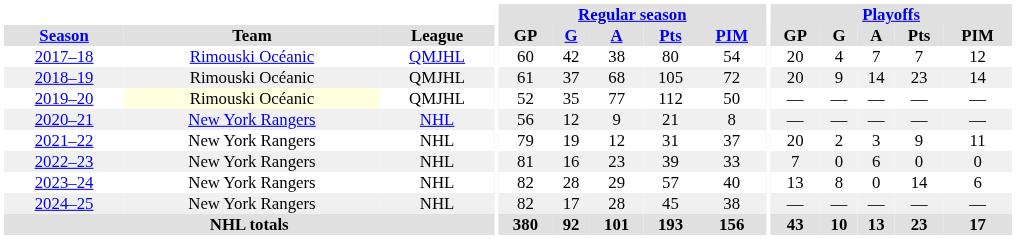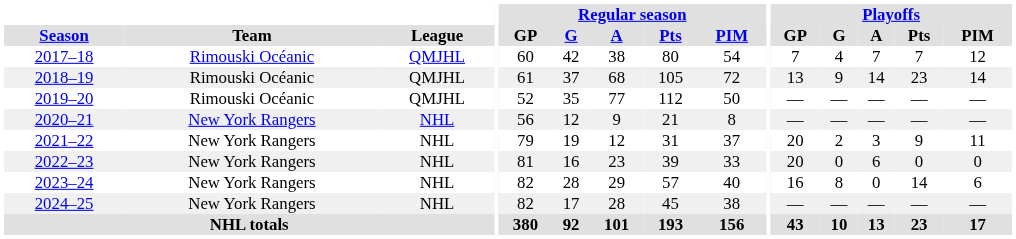(795, 56) 20 -> (795, 56) 7
(795, 77) 20 -> (795, 77) 13
(252, 98) lightyellow background -> (252, 98) no background
(795, 161) 7 -> (795, 161) 20
(795, 182) 13 -> (795, 182) 16
